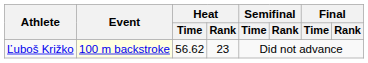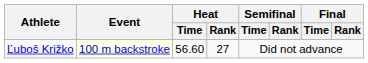(190, 49) 56.62 -> (190, 49) 56.60
(223, 49) 23 -> (223, 49) 27
